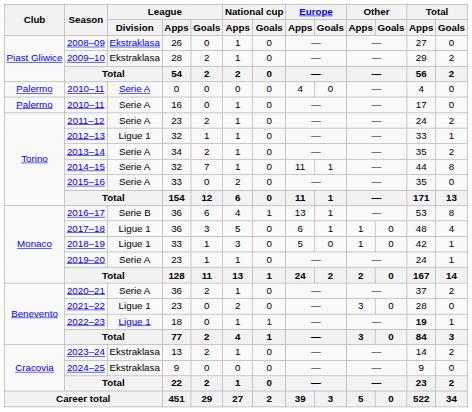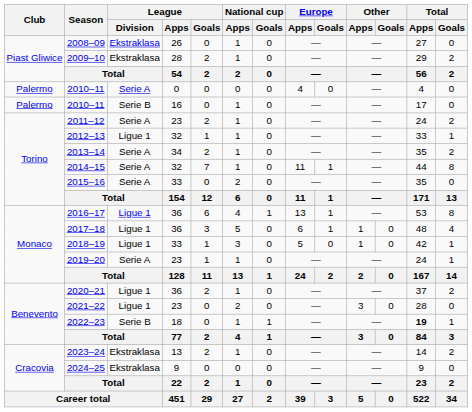(135, 105) Serie A -> (135, 105) Serie B
(135, 213) Serie B -> (135, 213) Ligue 1
(135, 290) Serie A -> (135, 290) Ligue 1
(135, 321) Ligue 1 -> (135, 321) Serie B
